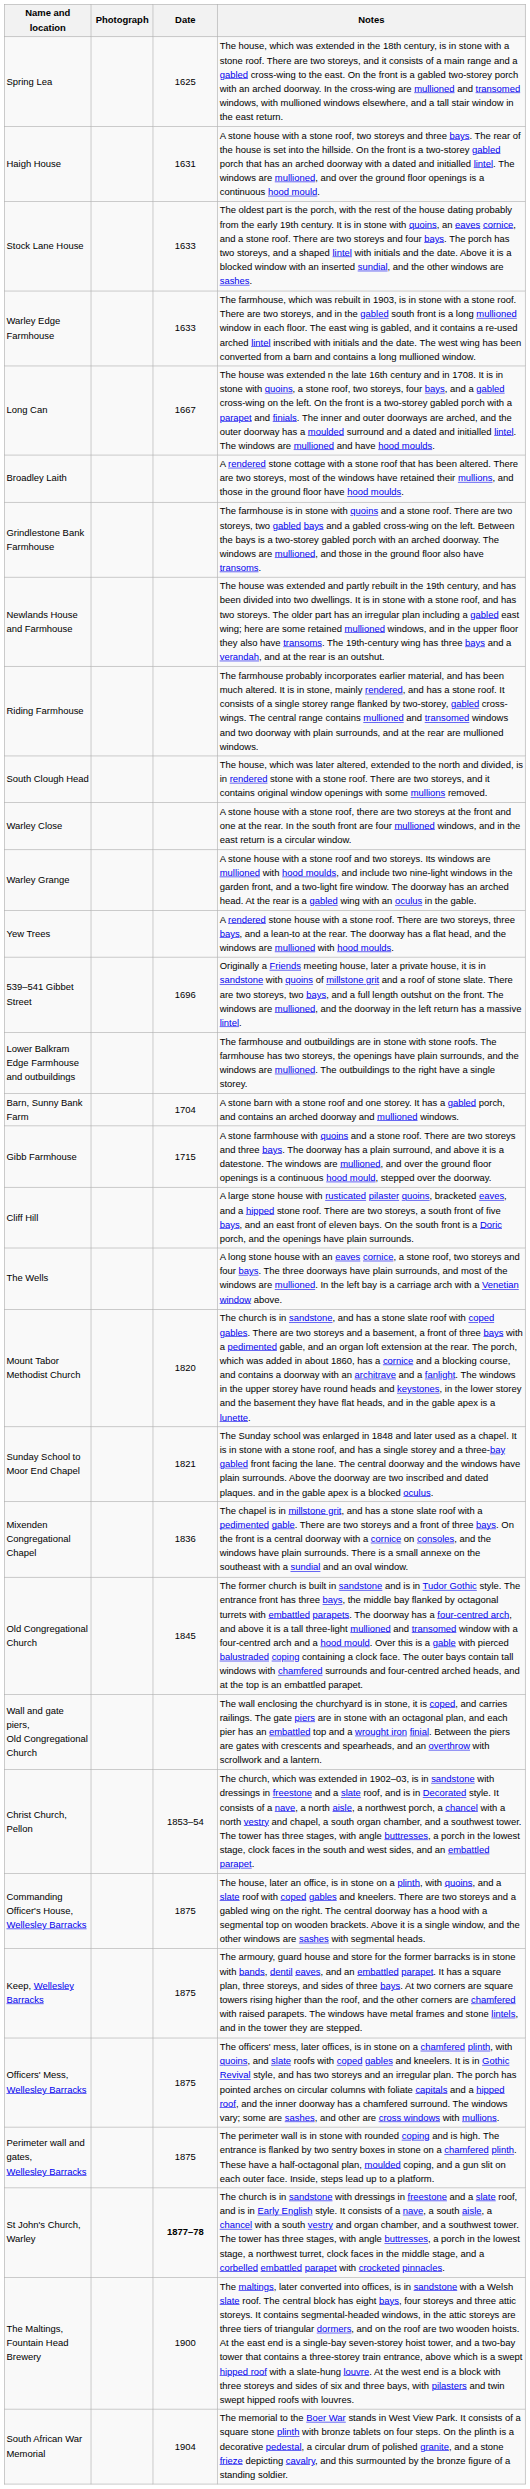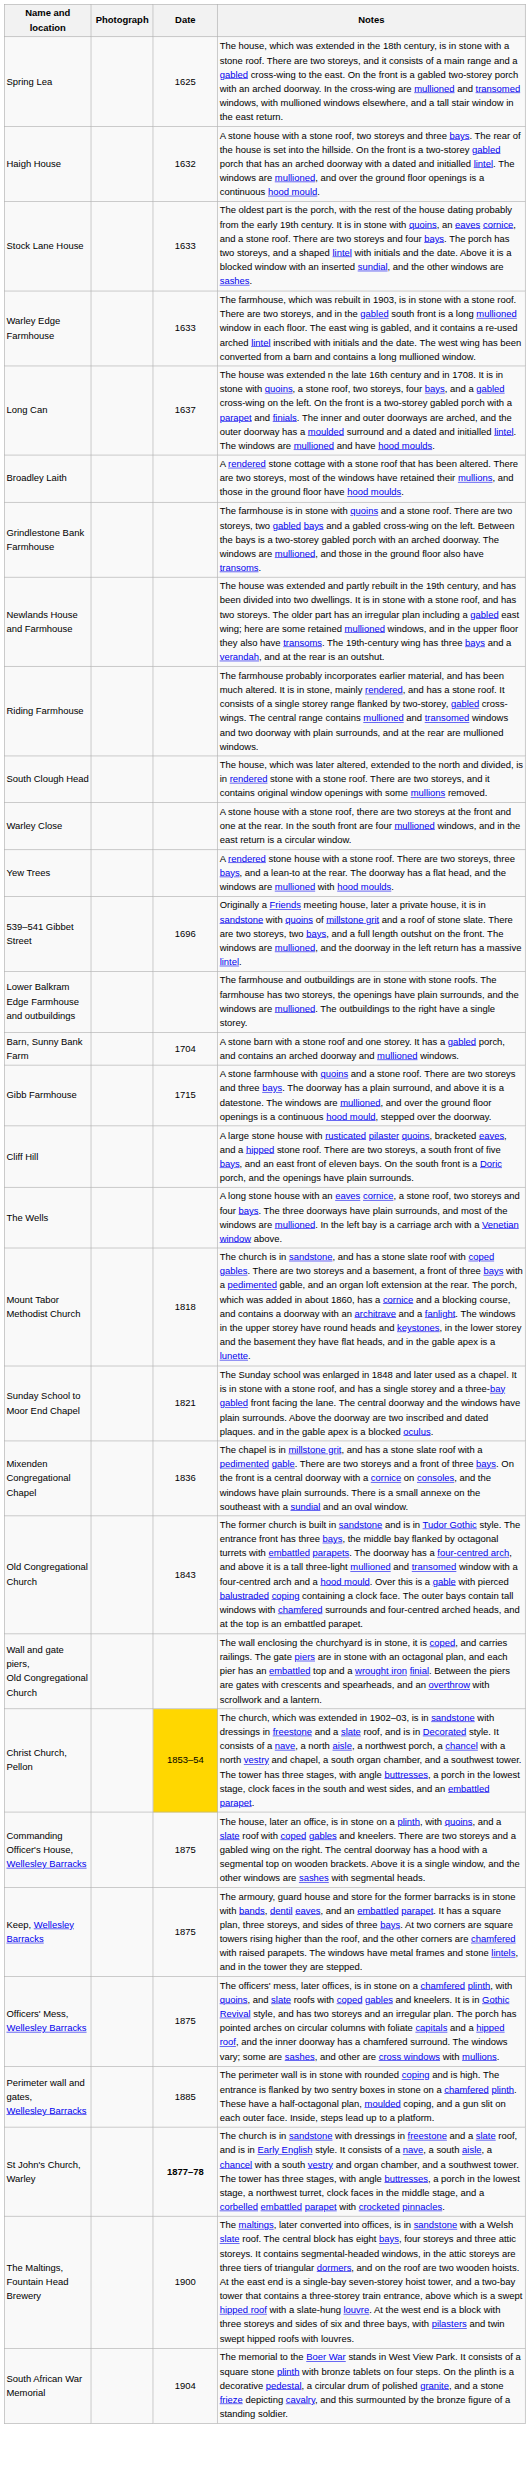(185, 164) 1631 -> (185, 164) 1632
(185, 410) 1667 -> (185, 410) 1637
- row: (38, 880)
(185, 1368) 1820 -> (185, 1307) 1818
(185, 1636) 1845 -> (185, 1575) 1843
(185, 1821) no background -> (185, 1760) gold background
(185, 2157) 1875 -> (185, 2096) 1885
